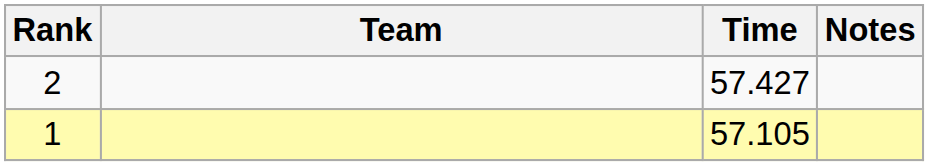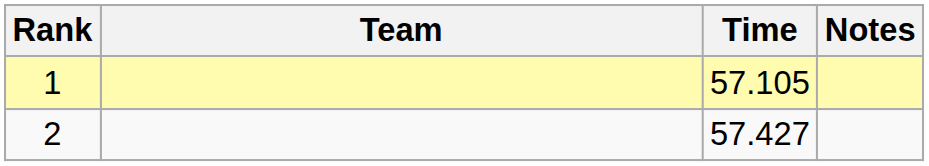rows swapped: (52, 133) <-> (52, 82)
